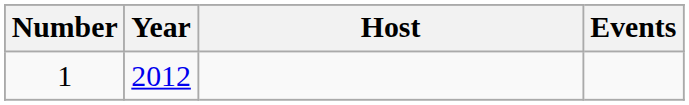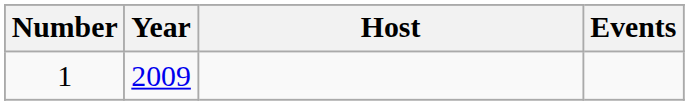(161, 75) 2012 -> (161, 75) 2009
